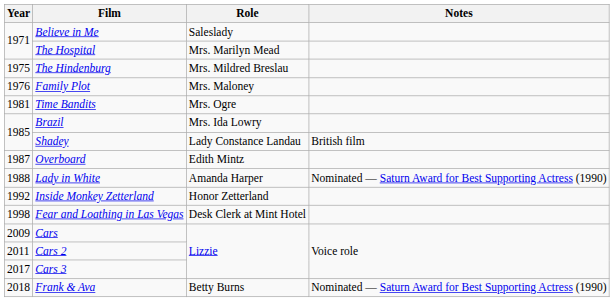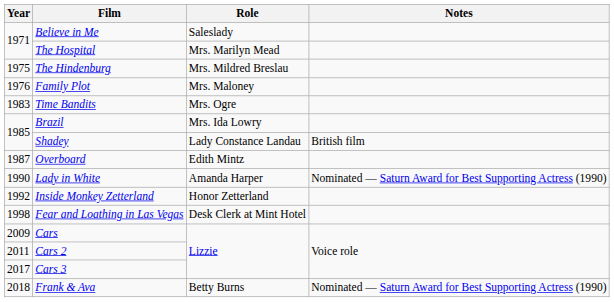(19, 104) 1981 -> (19, 104) 1983
(19, 178) 1988 -> (19, 178) 1990
